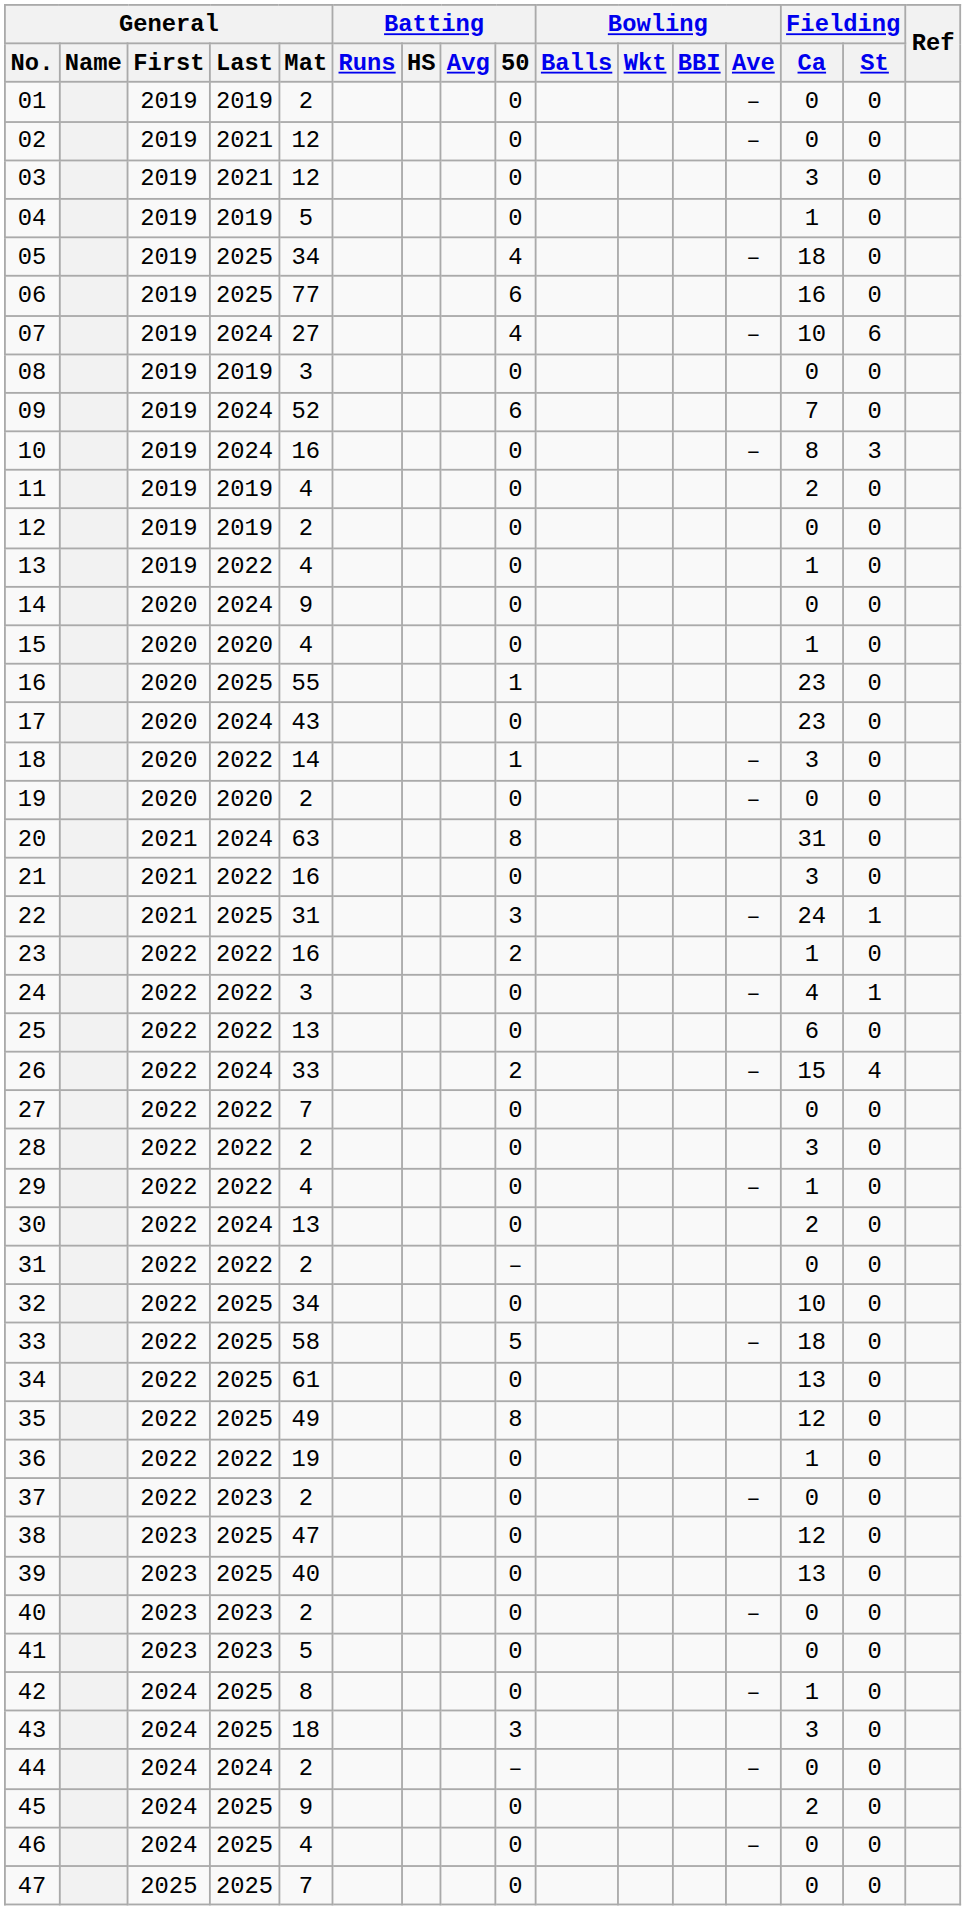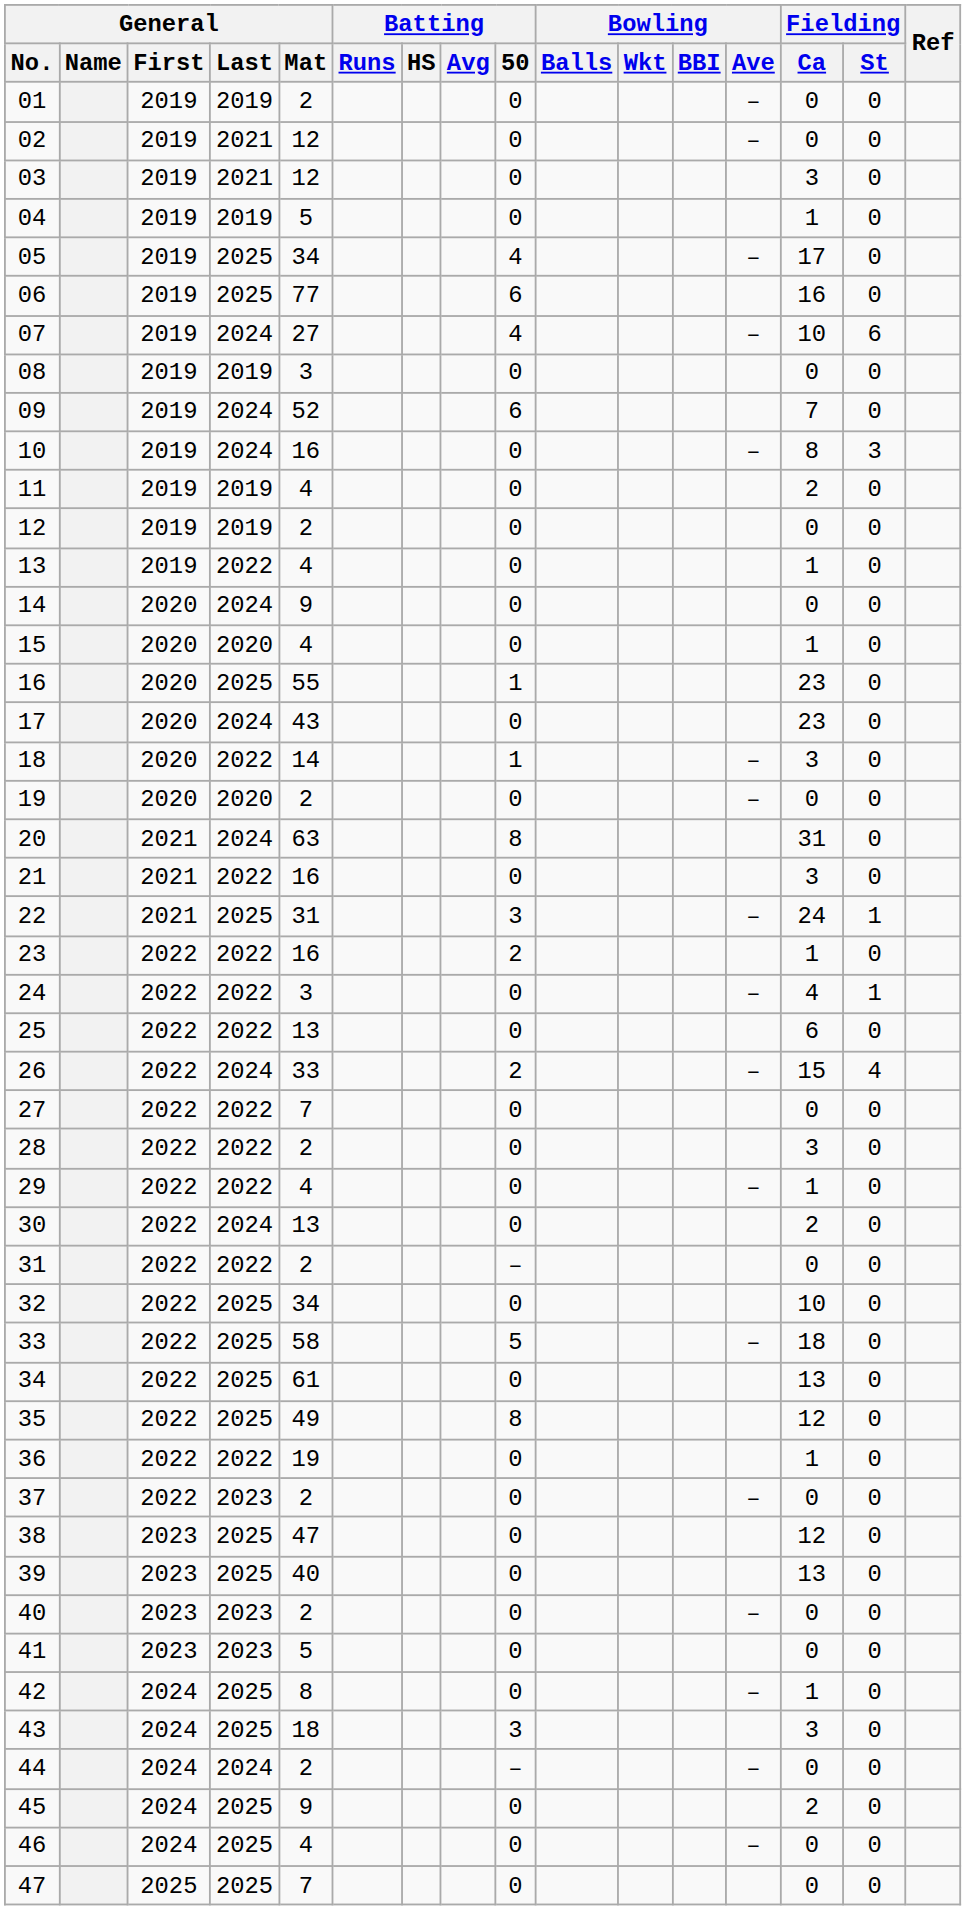(812, 257) 18 -> (812, 257) 17
